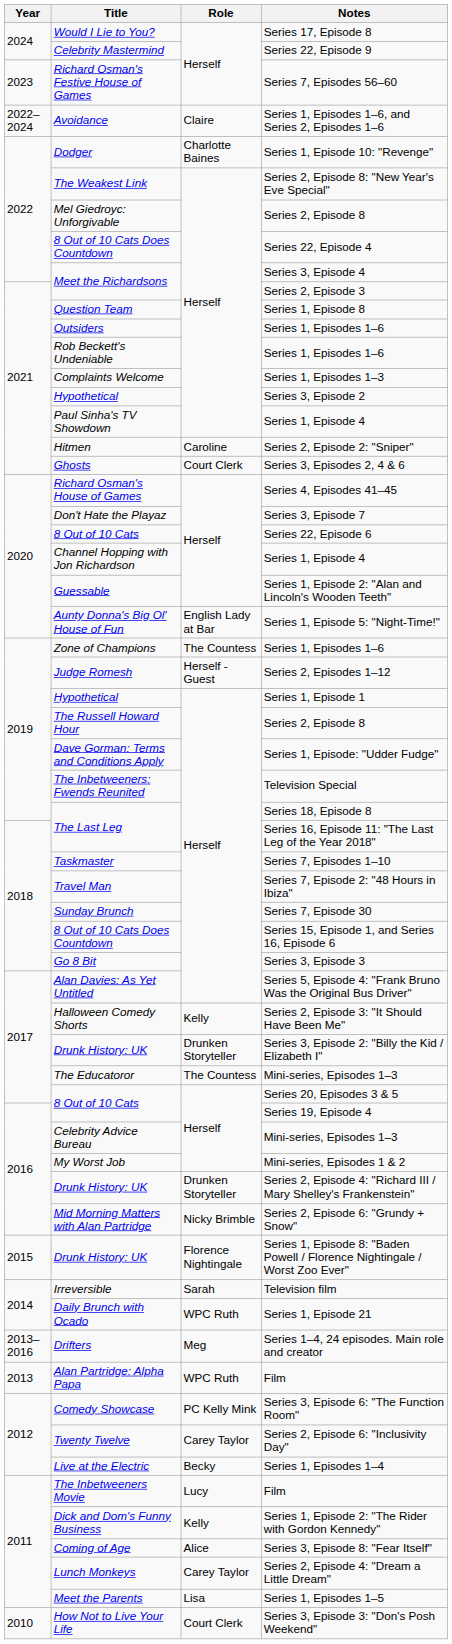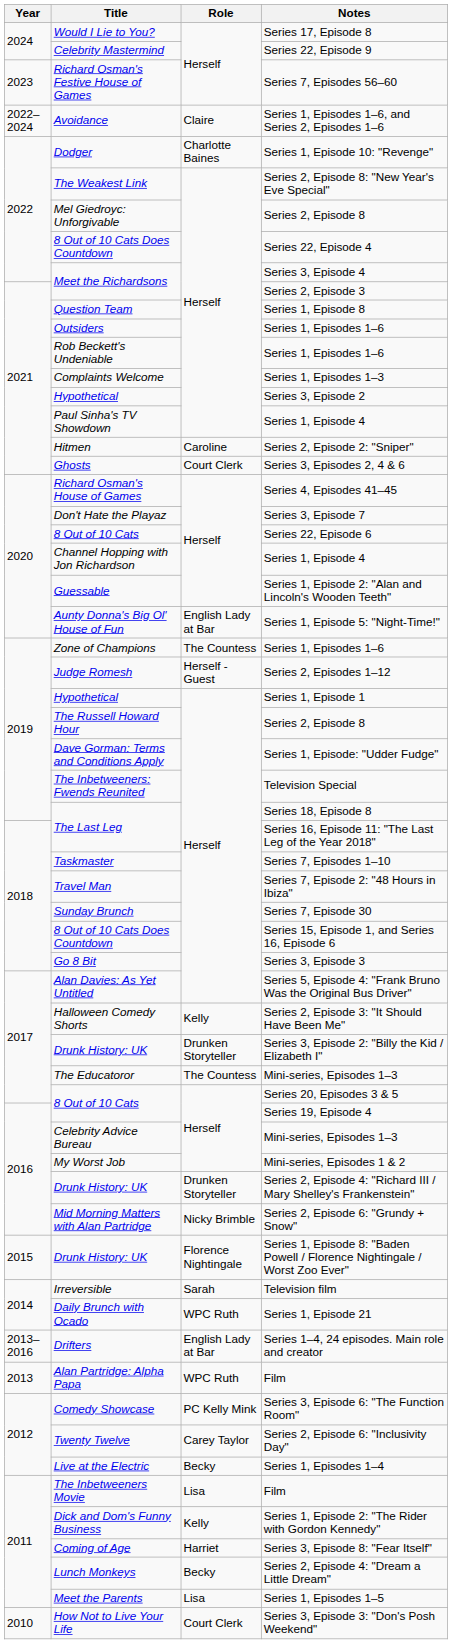(195, 1346) Meg -> (217, 1346) English Lady at Bar
(196, 1491) Lucy -> (194, 1491) Lisa
(196, 1548) Alice -> (201, 1548) Harriet
(216, 1573) Carey Taylor -> (199, 1573) Becky
